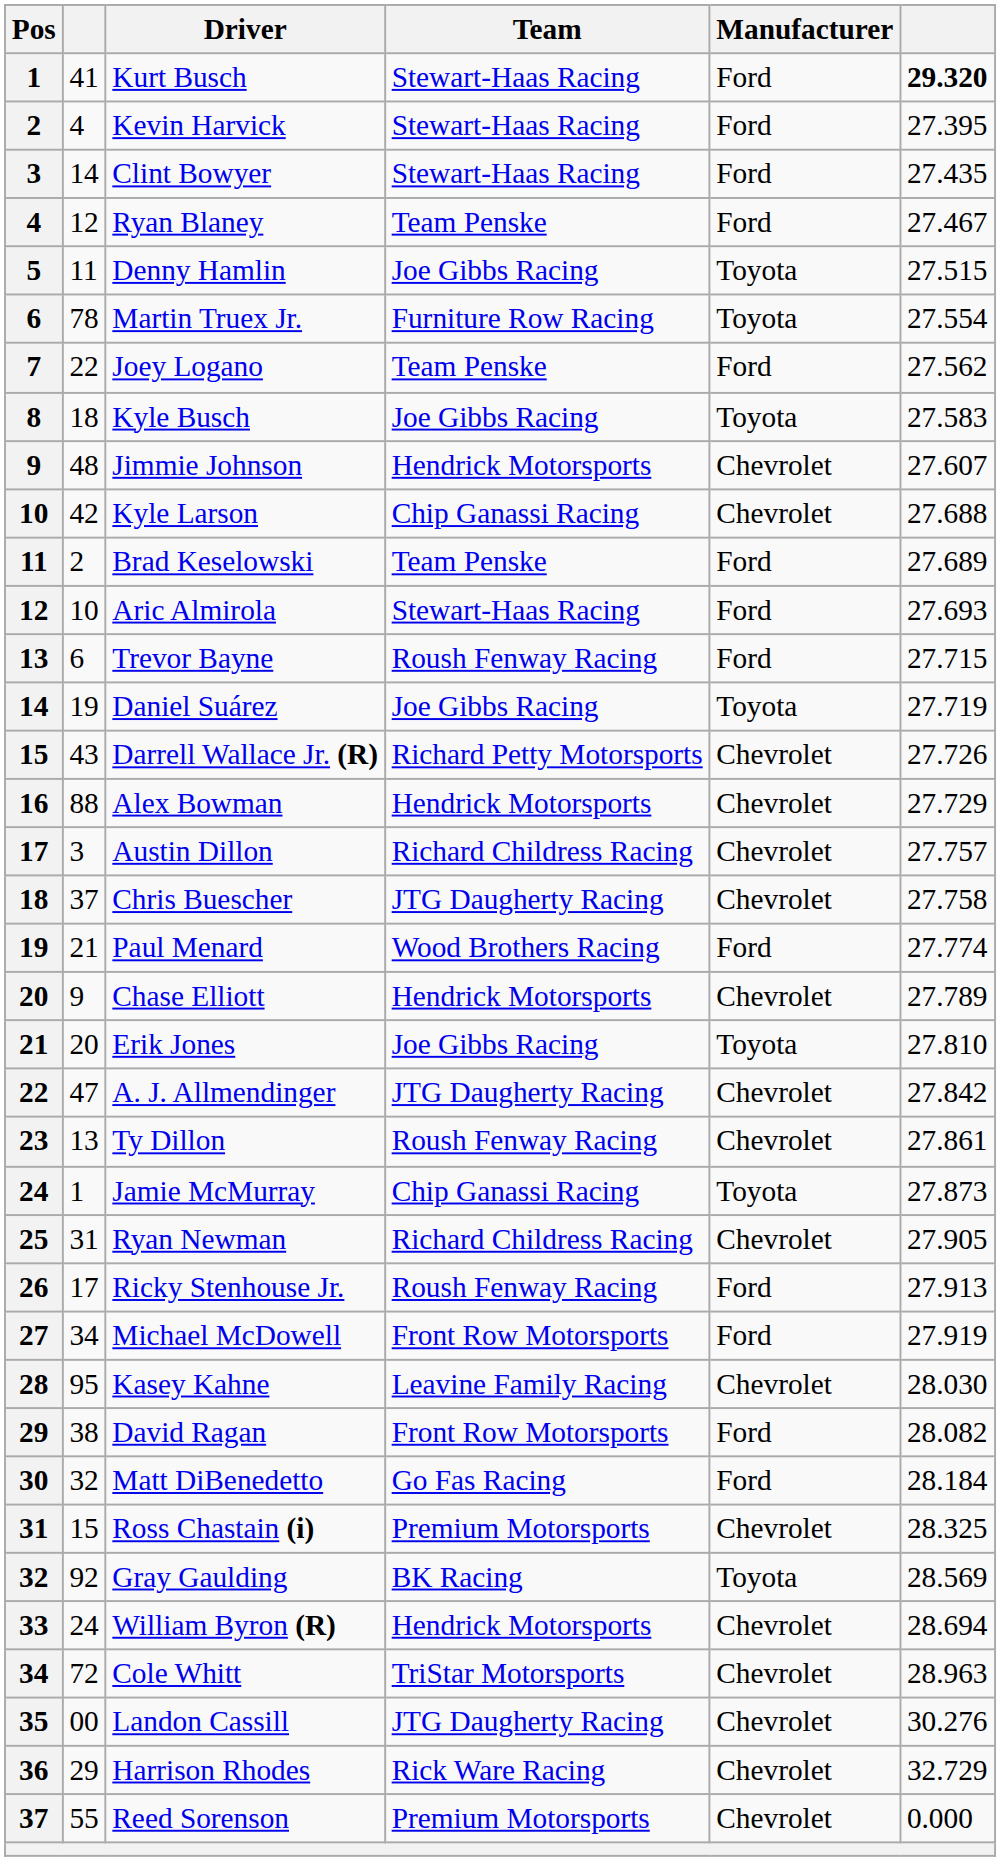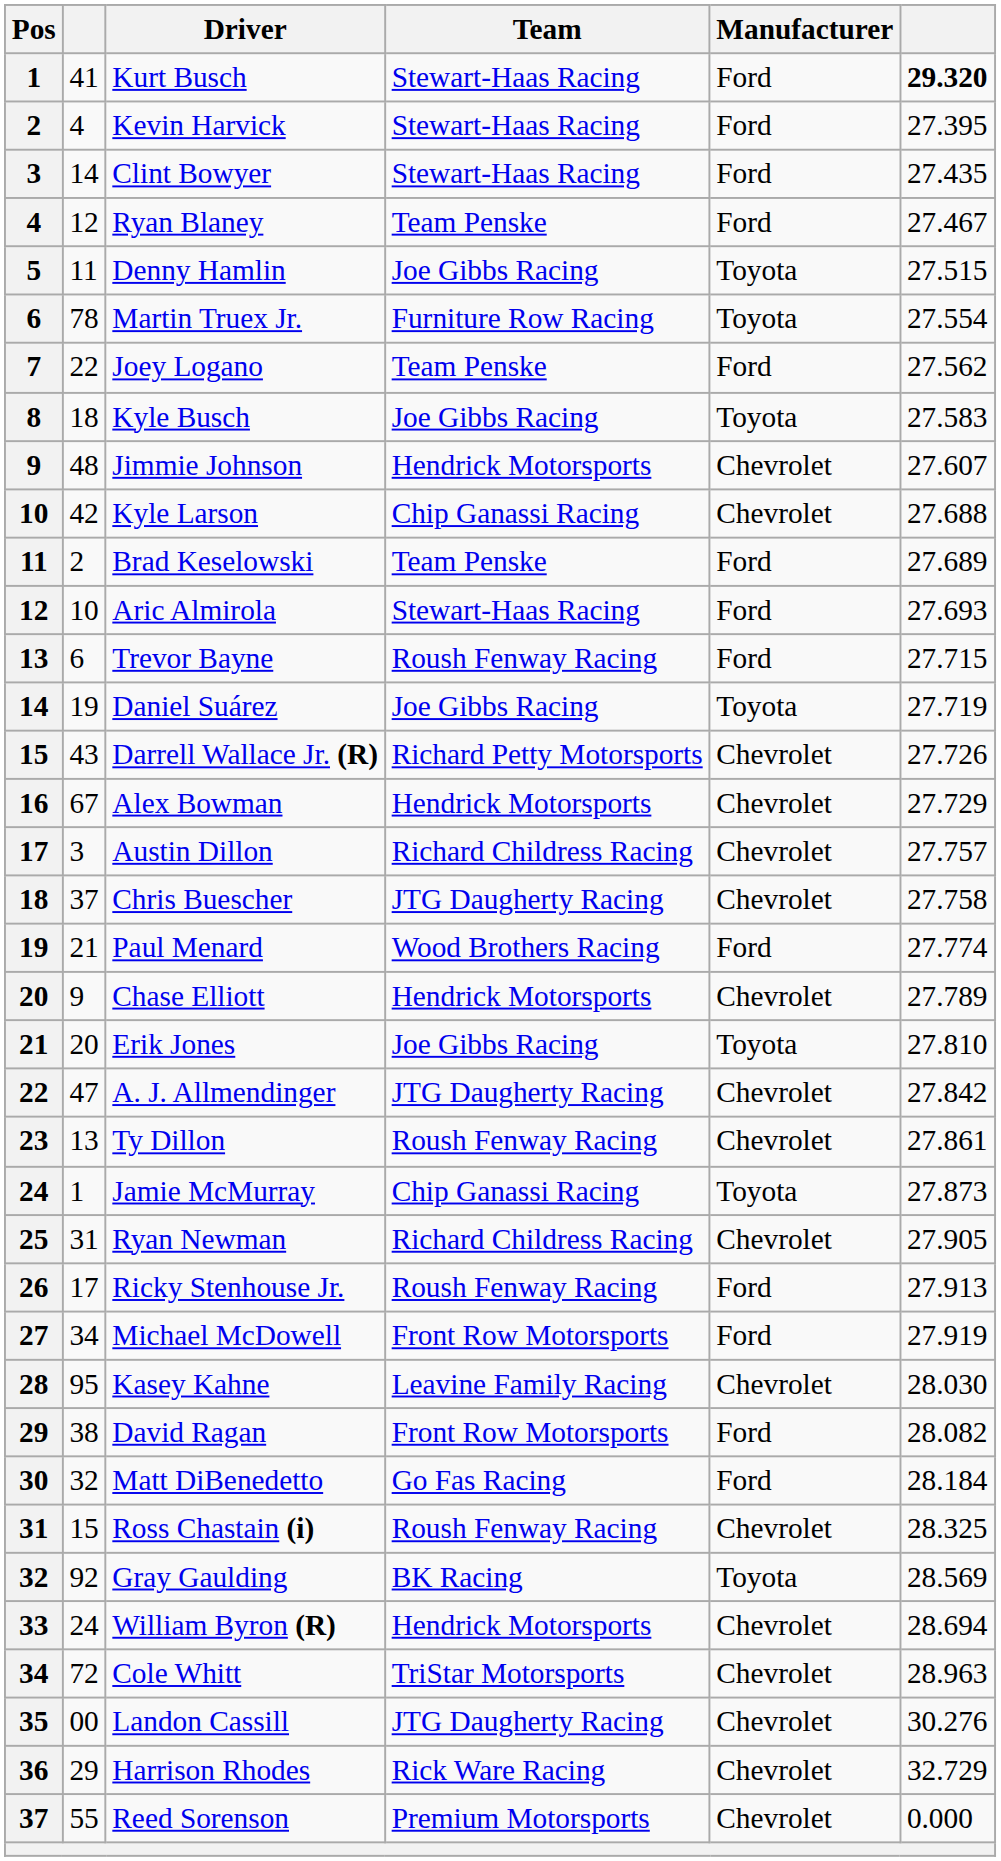(84, 802) 88 -> (84, 802) 67
(521, 1528) Premium Motorsports -> (524, 1528) Roush Fenway Racing
